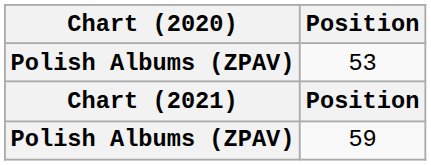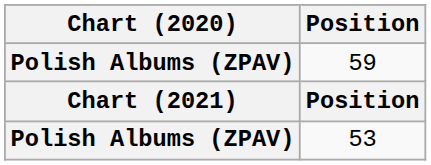rows swapped: (363, 63) <-> (363, 140)
